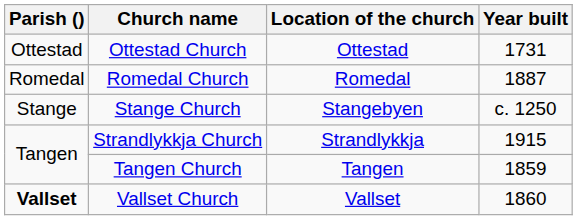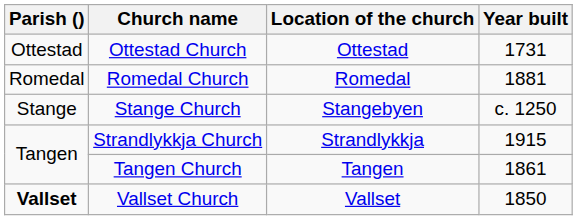(526, 79) 1887 -> (526, 79) 1881
(526, 169) 1859 -> (526, 169) 1861
(526, 199) 1860 -> (526, 199) 1850
